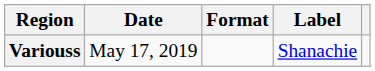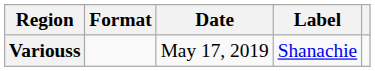columns swapped: (143, 19) <-> (238, 19)
